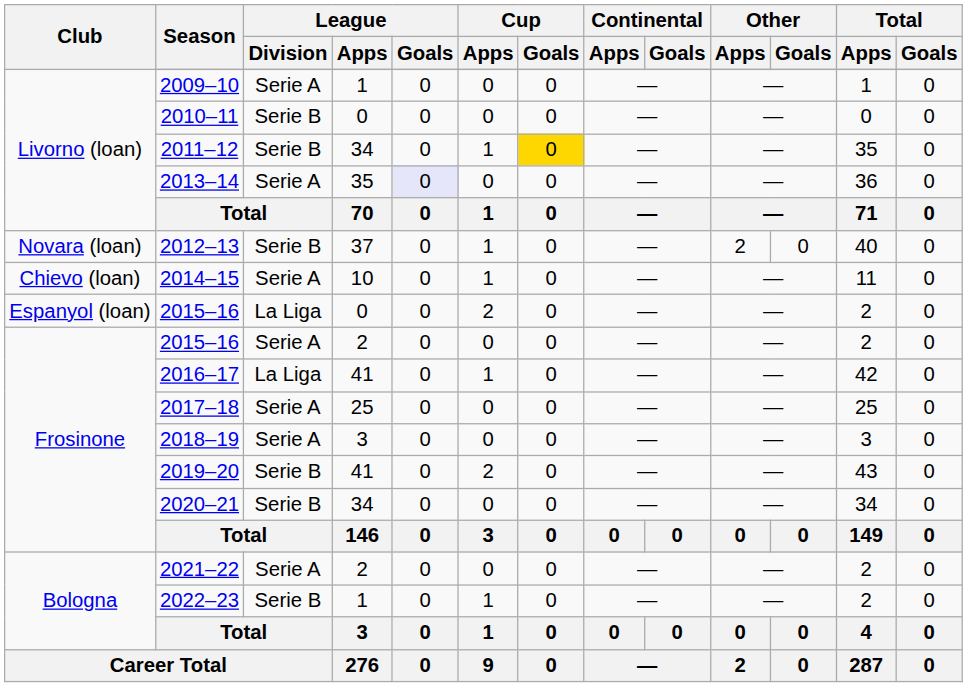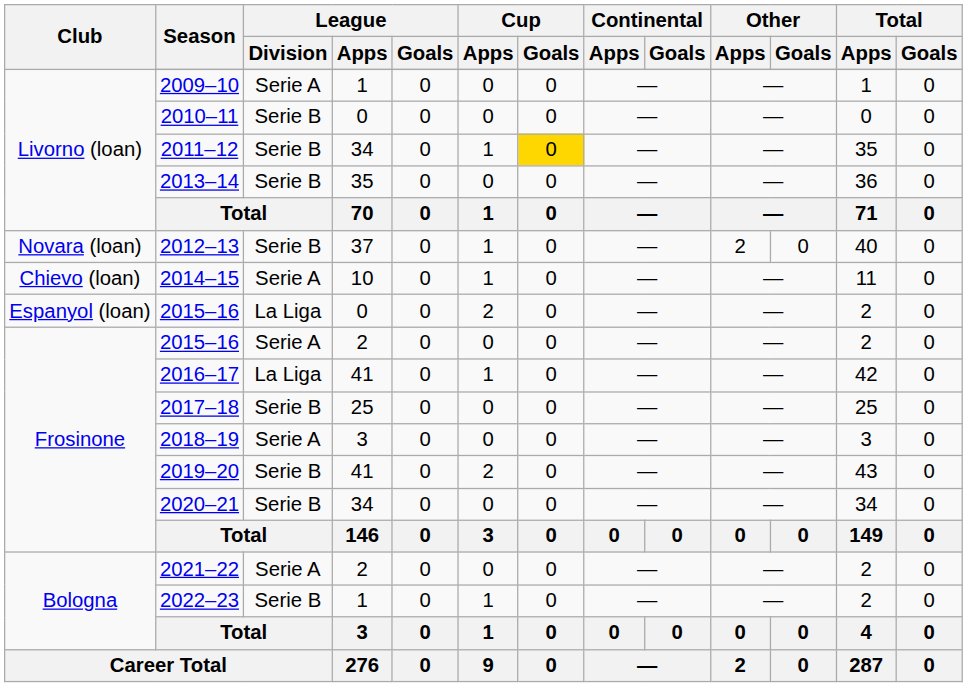(288, 181) Serie A -> (288, 181) Serie B
(425, 181) lavender background -> (425, 181) no background
(288, 407) Serie A -> (288, 407) Serie B
